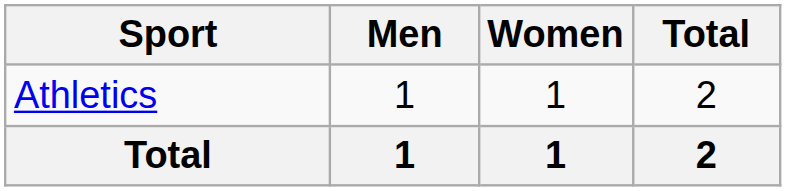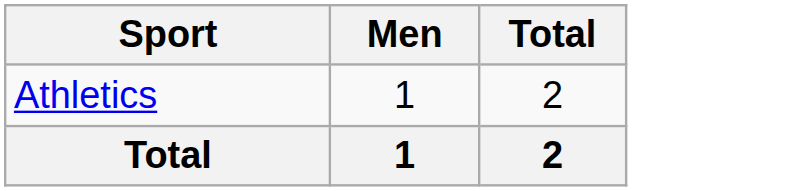- column: (555, 34)
